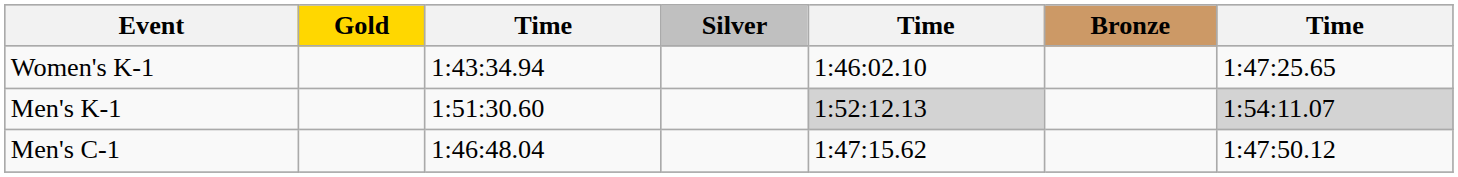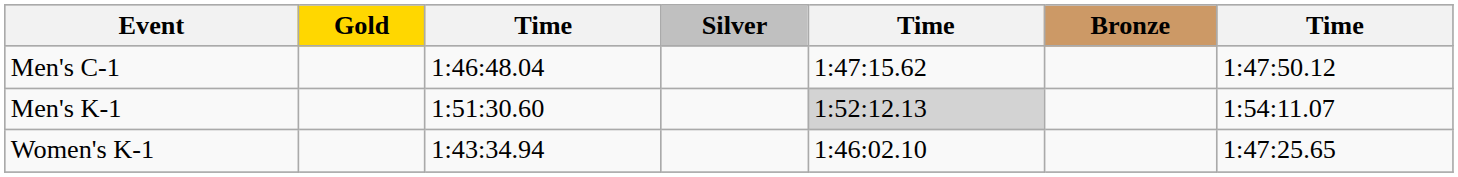rows swapped: (65, 150) <-> (83, 66)
(1279, 108) lightgrey background -> (1279, 108) no background
